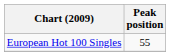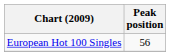(145, 42) 55 -> (145, 42) 56
